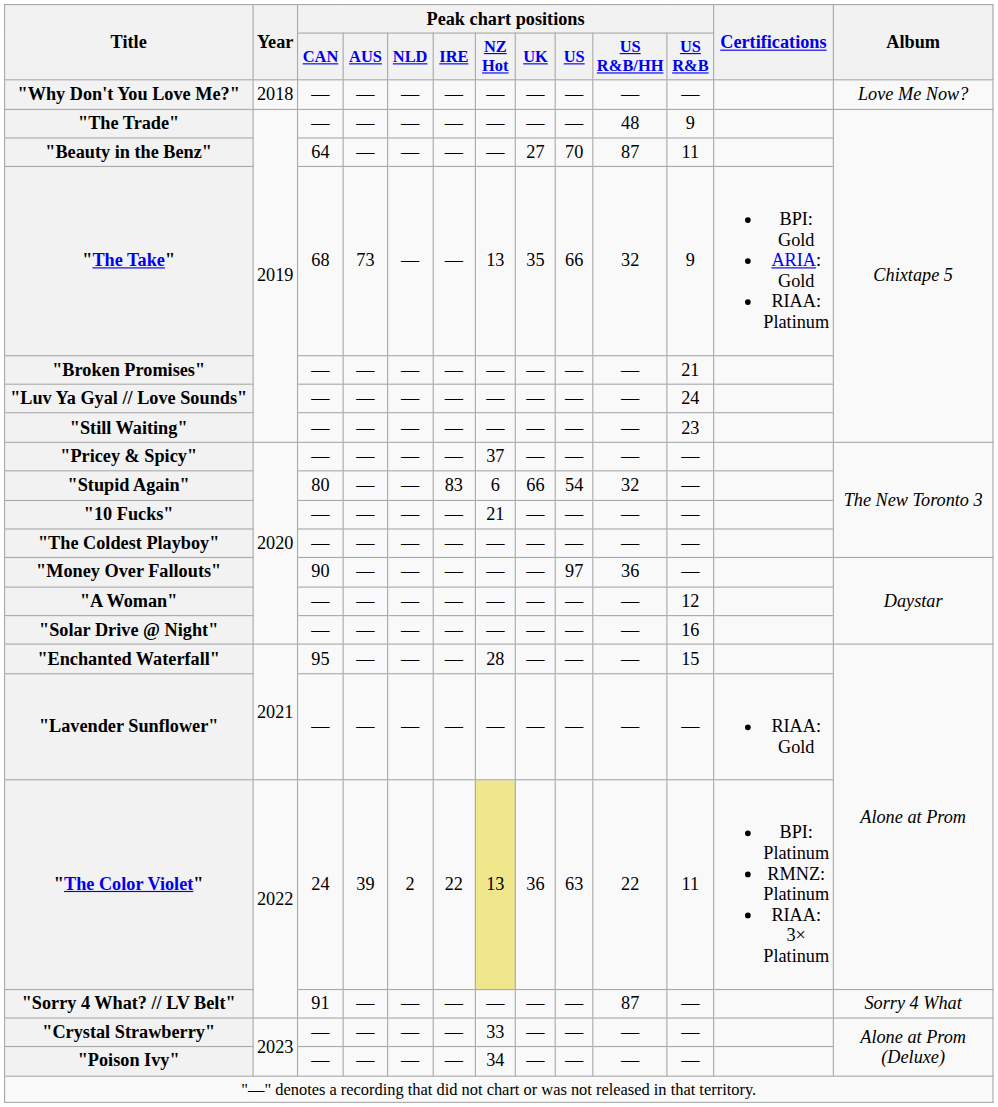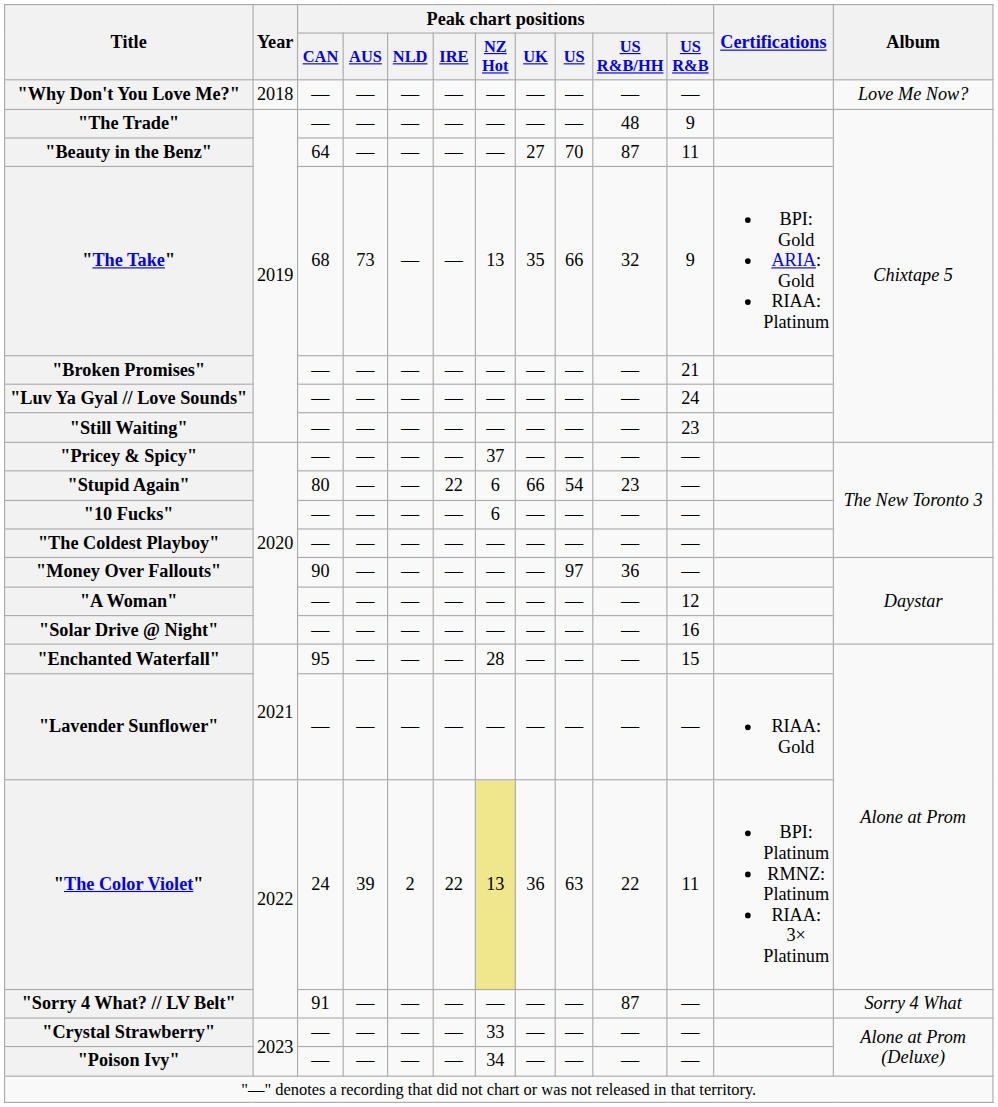(454, 485) 83 -> (454, 485) 22
(630, 485) 32 -> (630, 485) 23
(495, 514) 21 -> (495, 514) 6
